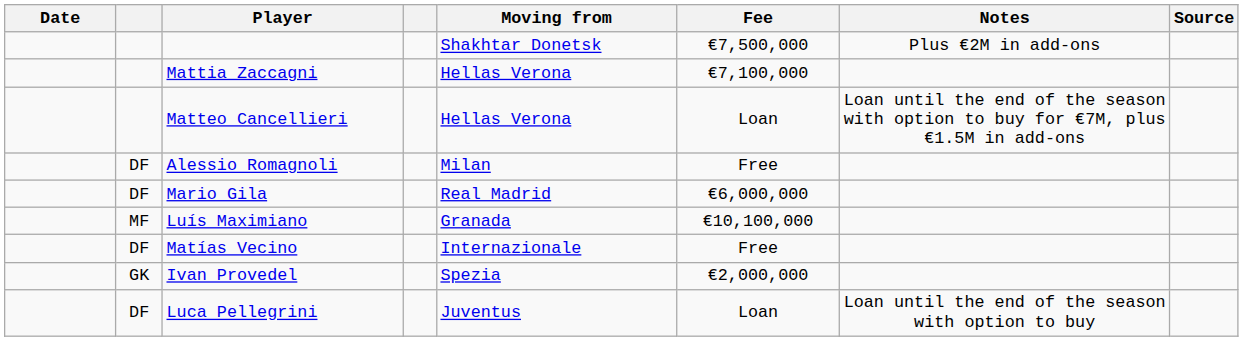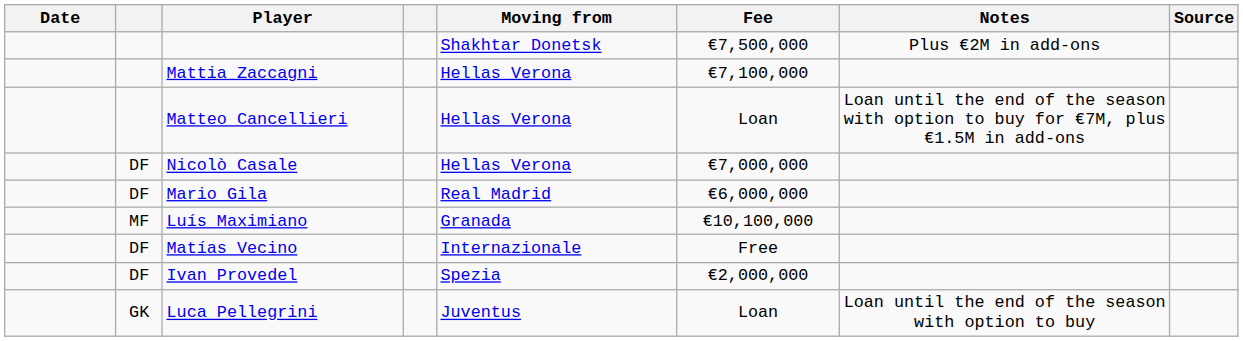+ row: (232, 166)
- row: (252, 166)
(139, 276) GK -> (139, 276) DF
(139, 313) DF -> (139, 313) GK
